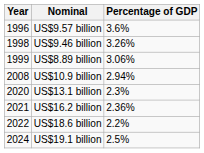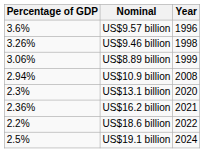columns swapped: (18, 12) <-> (152, 12)
